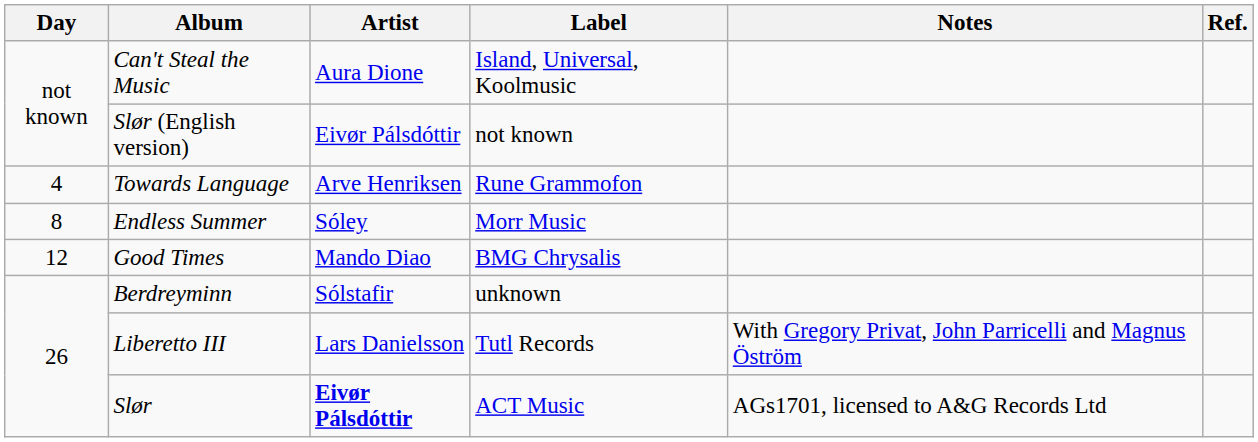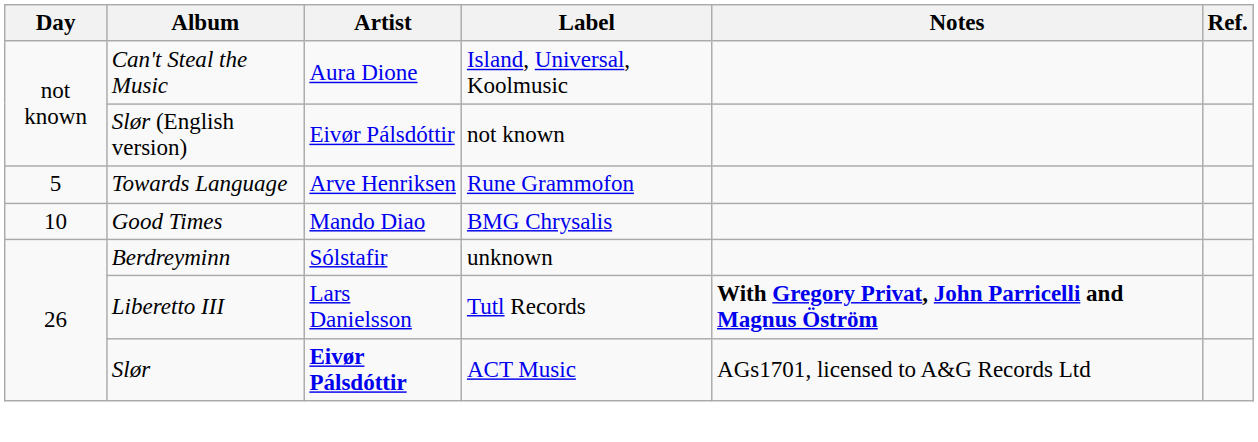(56, 184) 4 -> (56, 184) 5
- row: (190, 220)
(56, 257) 12 -> (56, 220) 10
(959, 343) normal -> (920, 306) bold
